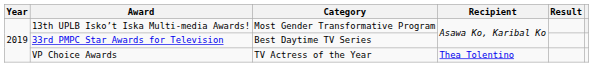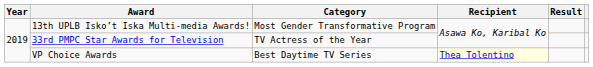(313, 40) Best Daytime TV Series -> (313, 40) TV Actress of the Year
(313, 55) TV Actress of the Year -> (313, 55) Best Daytime TV Series
(477, 55) no background -> (477, 55) lightyellow background
